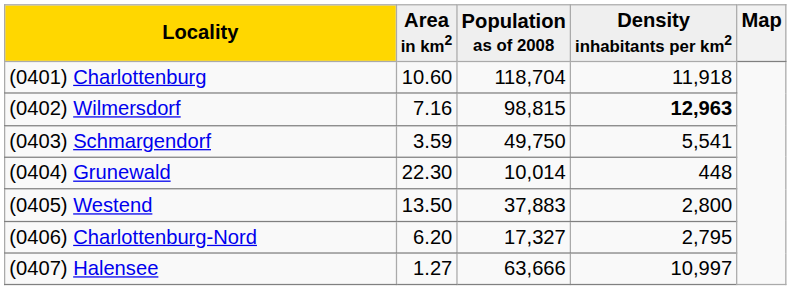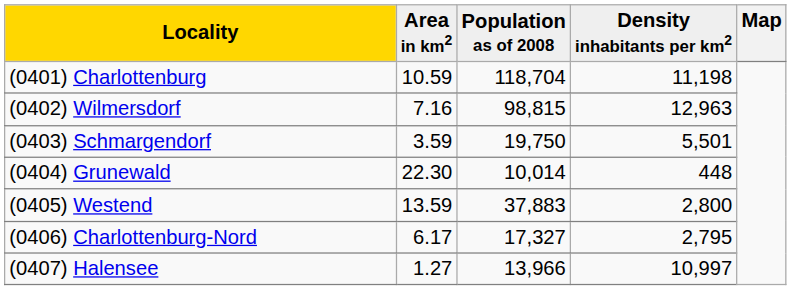(427, 77) 10.60 -> (427, 77) 10.59
(702, 77) 11,918 -> (702, 77) 11,198
(701, 109) bold -> (701, 109) normal
(535, 141) 49,750 -> (535, 141) 19,750
(707, 141) 5,541 -> (707, 141) 5,501
(427, 204) 13.50 -> (427, 204) 13.59
(433, 236) 6.20 -> (433, 236) 6.17
(535, 268) 63,666 -> (535, 268) 13,966
